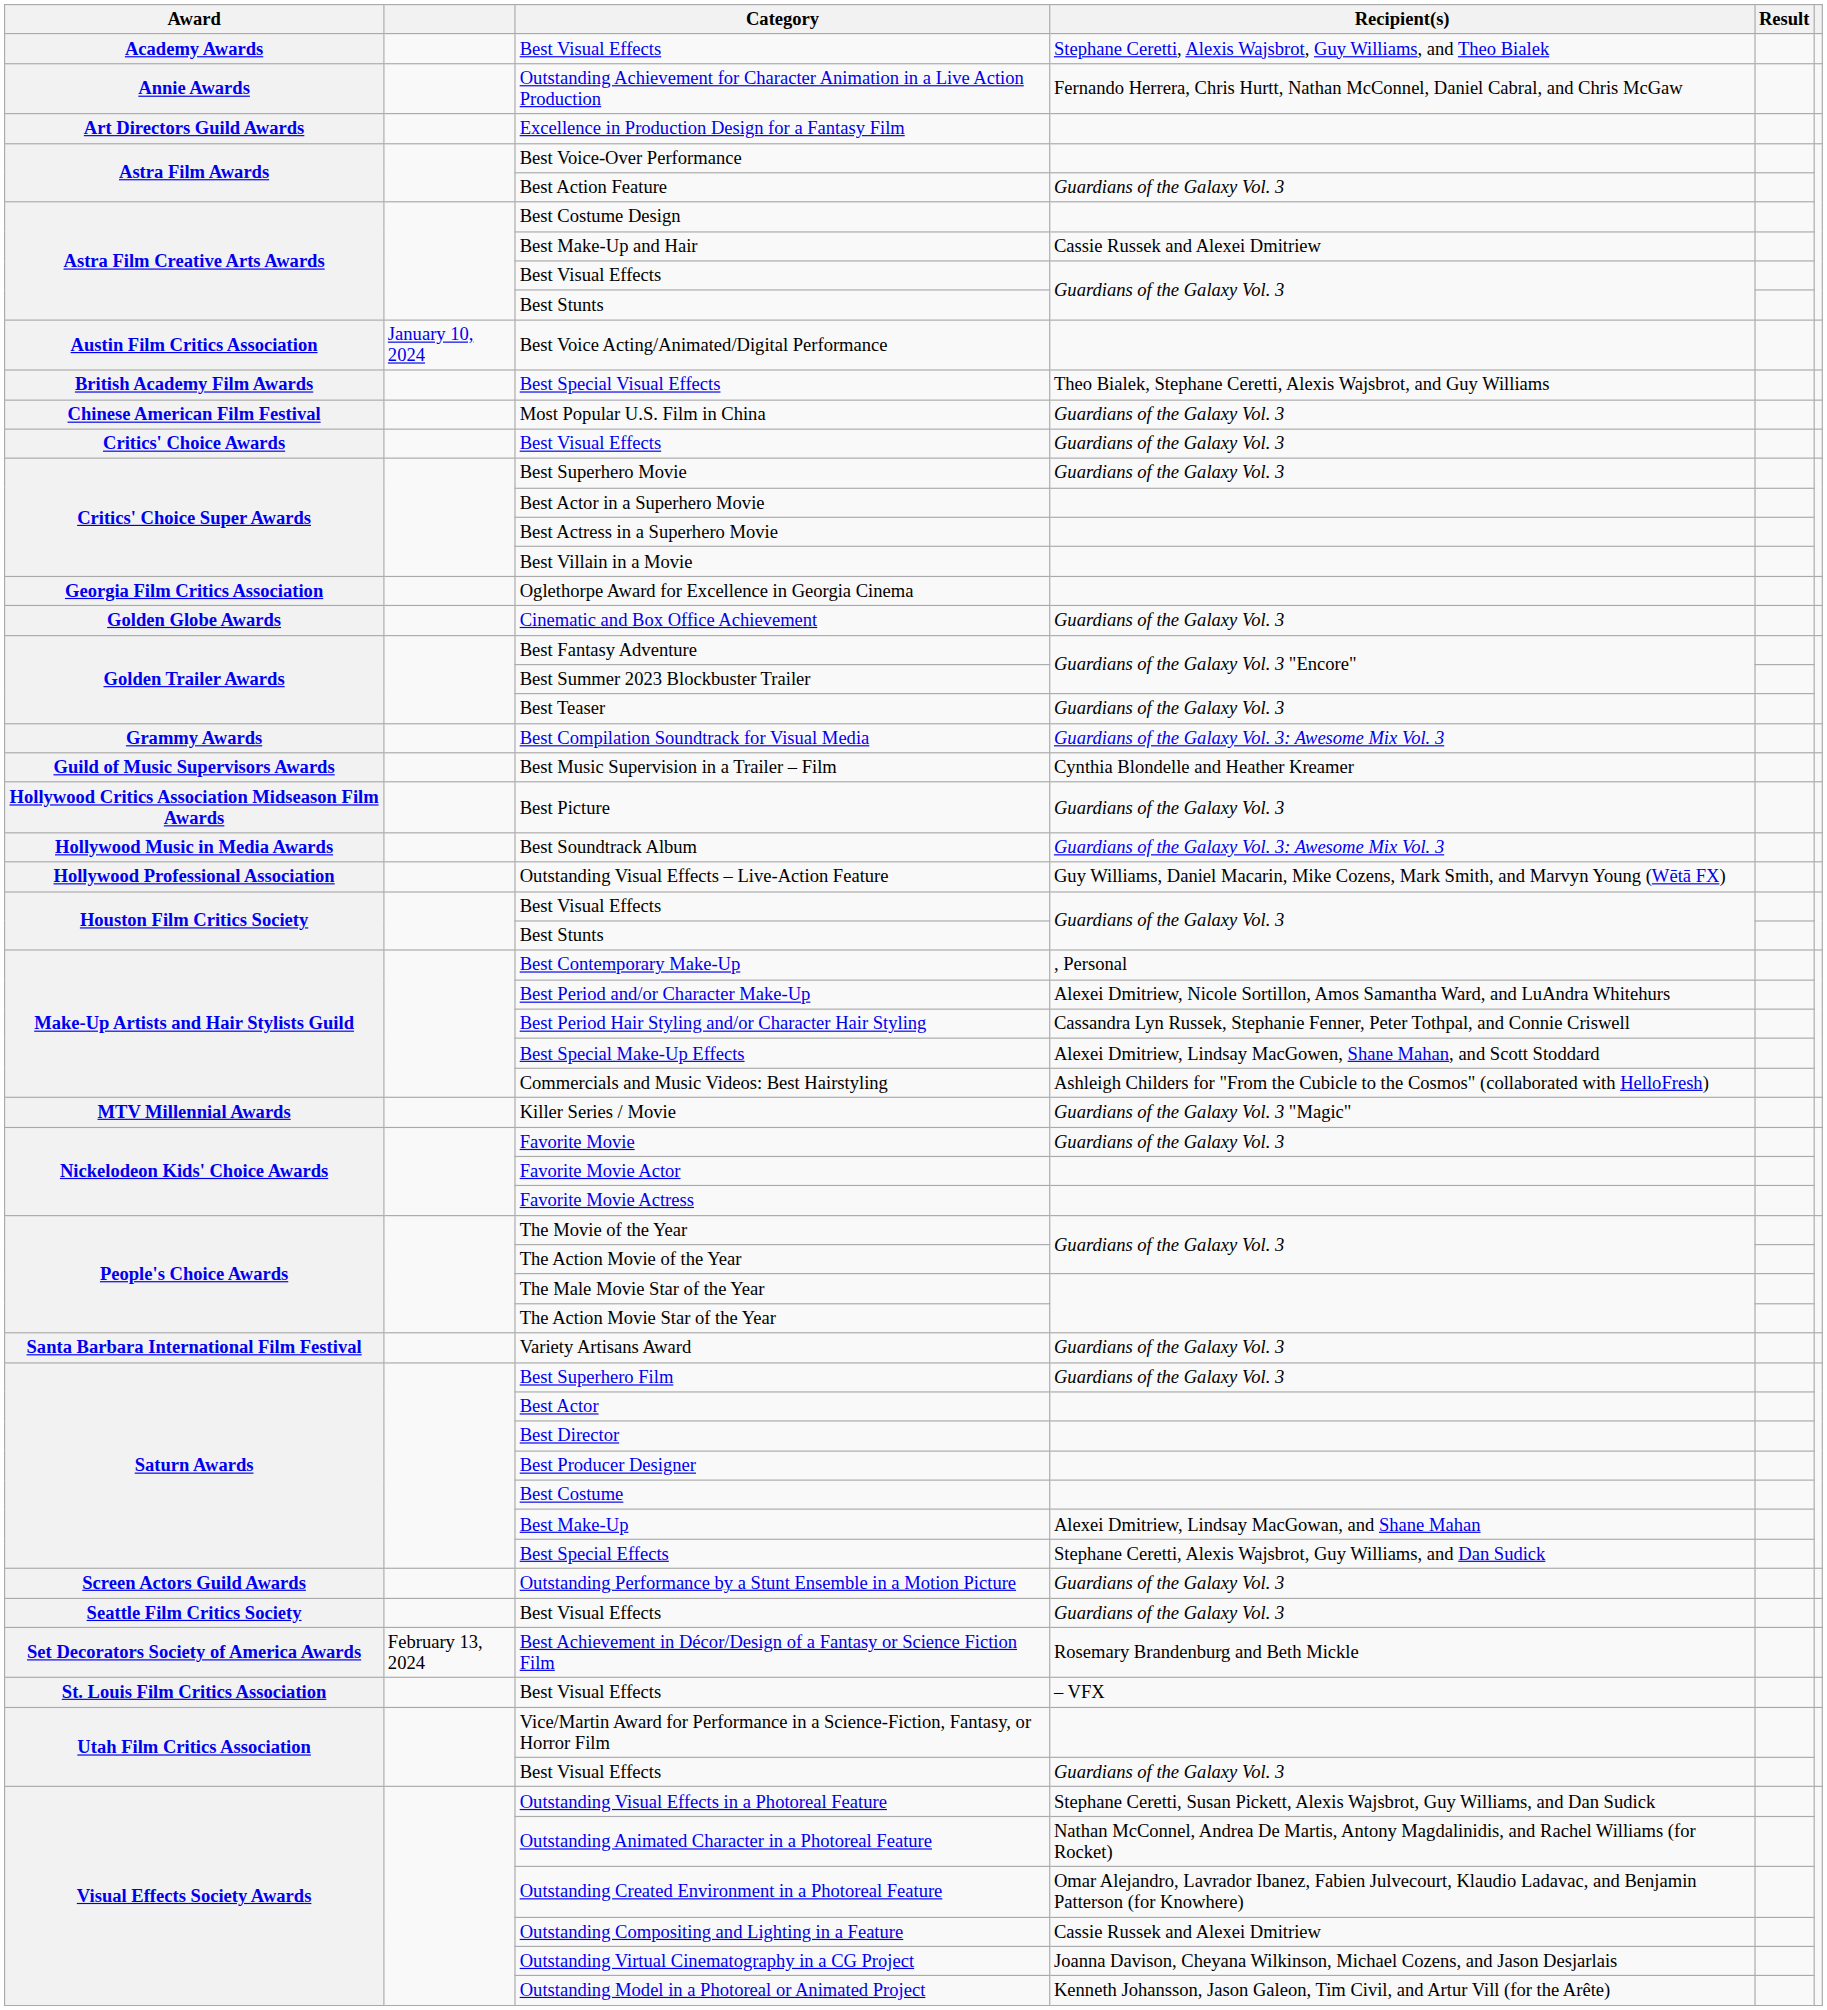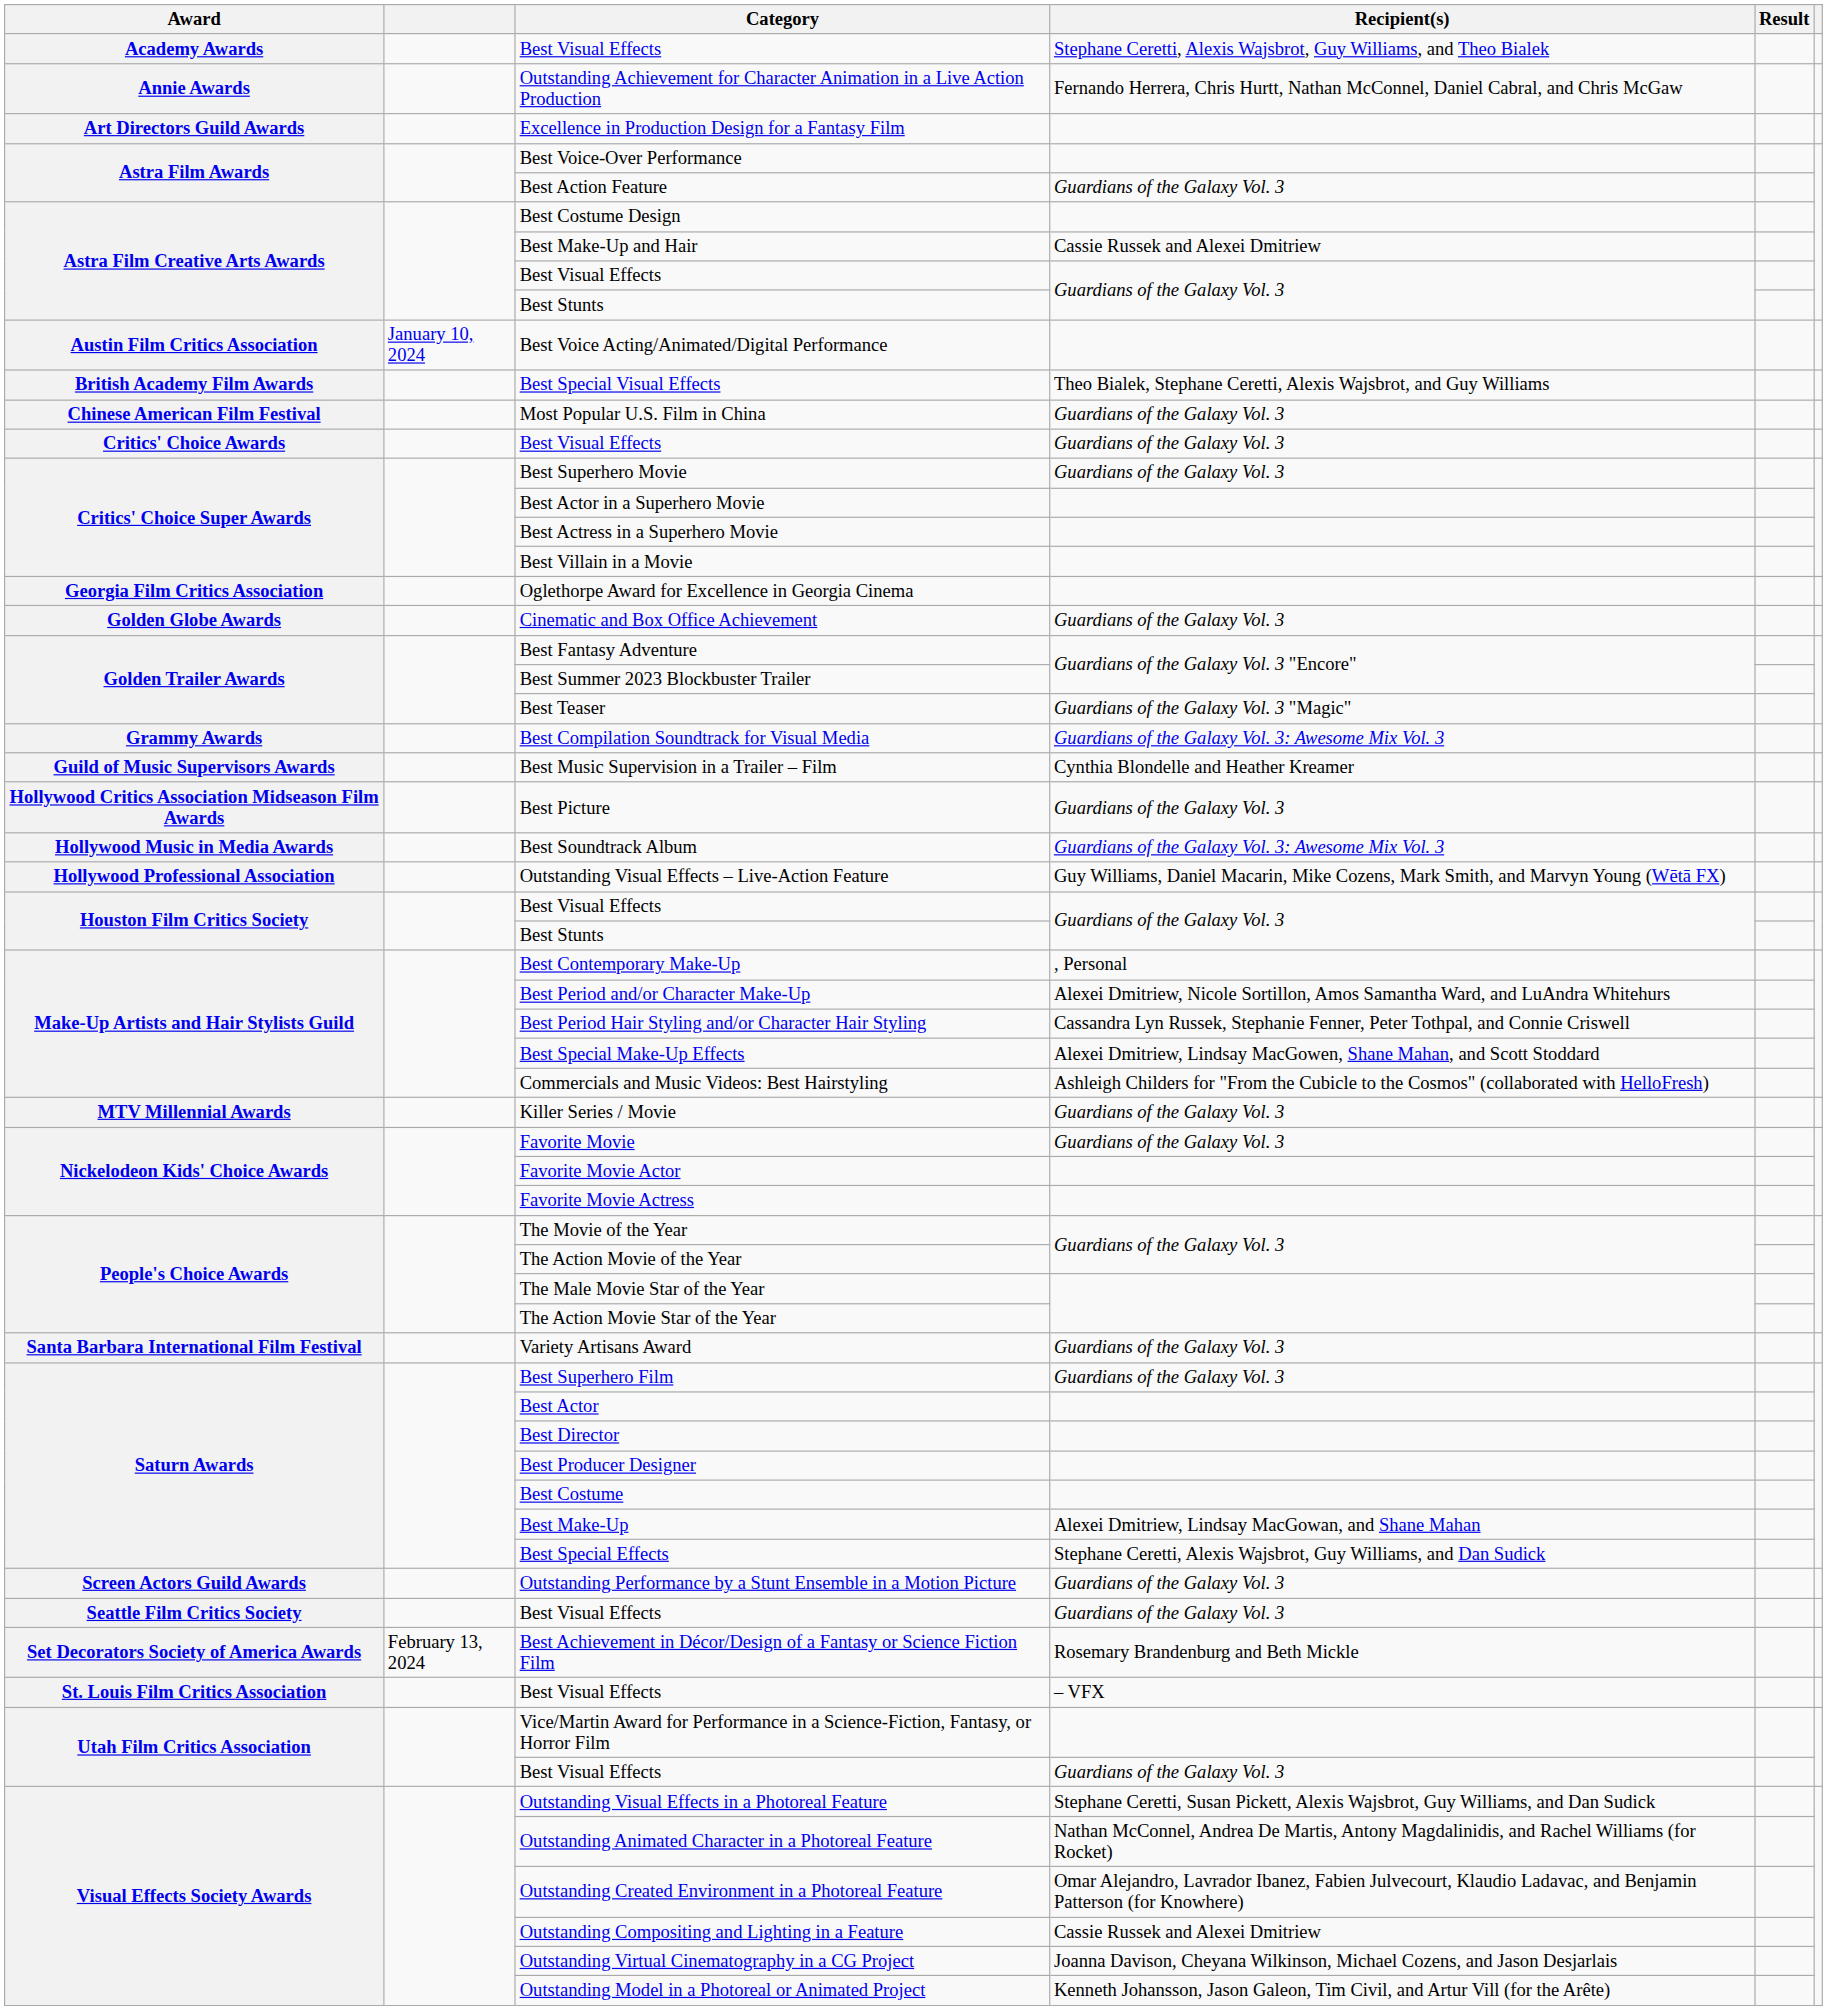(1169, 708) Guardians of the Galaxy Vol. 3 -> (1203, 708) Guardians of the Galaxy Vol. 3 "Magic"
(1203, 1112) Guardians of the Galaxy Vol. 3 "Magic" -> (1169, 1112) Guardians of the Galaxy Vol. 3
